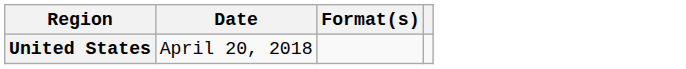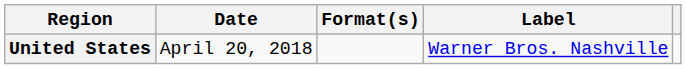+ column: (548, 20)
